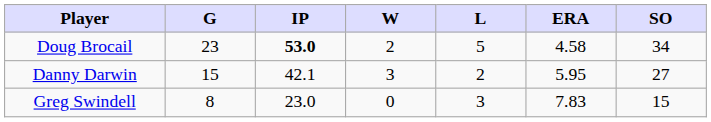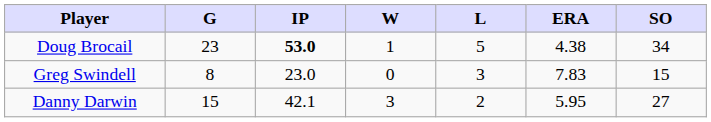(390, 46) 2 -> (390, 46) 1
(571, 46) 4.58 -> (571, 46) 4.38
rows swapped: (85, 74) <-> (85, 102)
